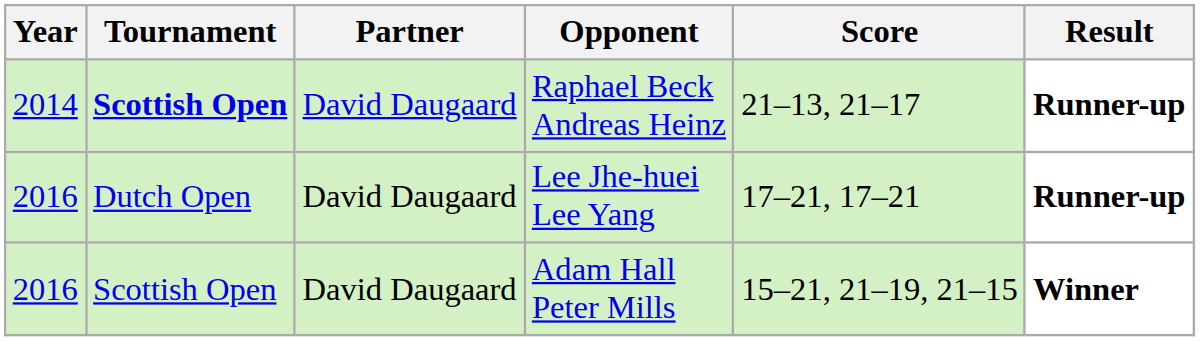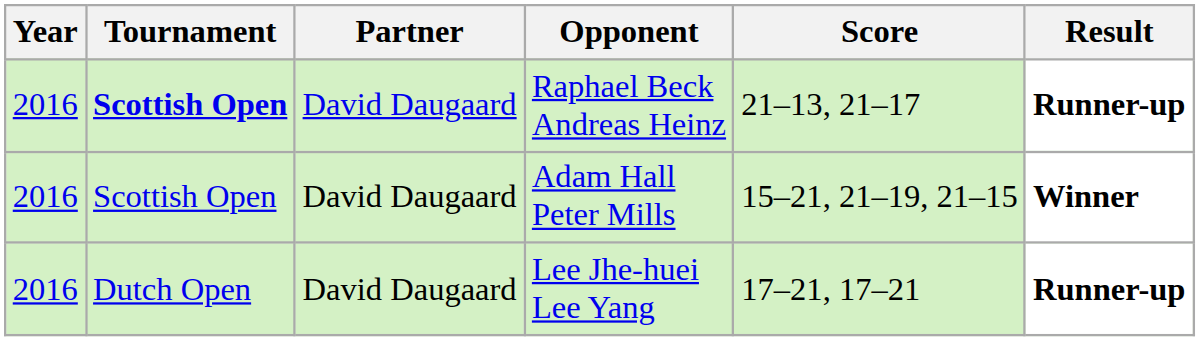(45, 104) 2014 -> (45, 104) 2016
rows swapped: (615, 196) <-> (604, 288)
